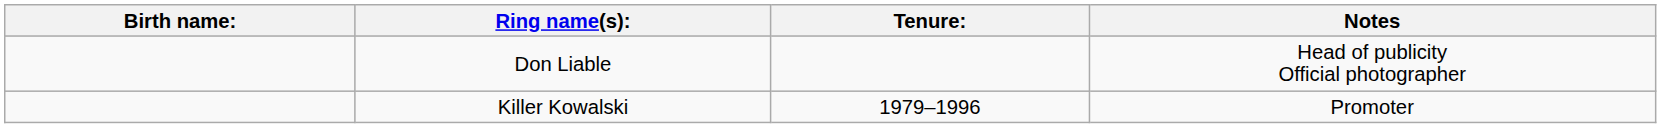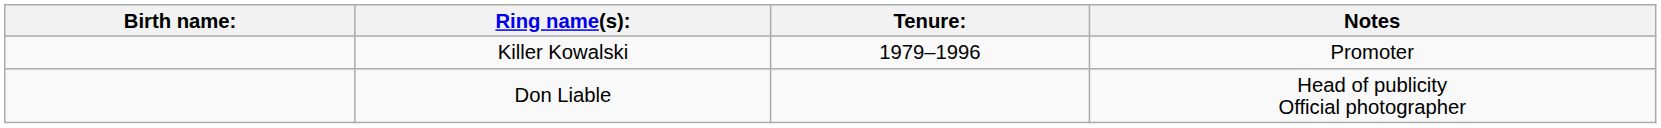rows swapped: (563, 107) <-> (563, 63)
